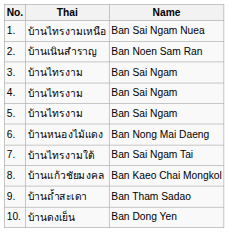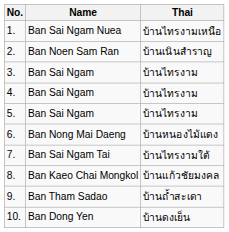columns swapped: (167, 12) <-> (67, 12)
